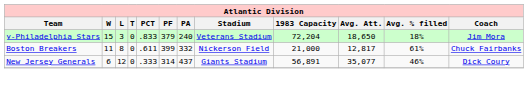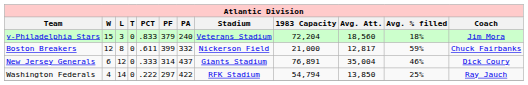(361, 36) 18,650 -> (361, 36) 18,560
(108, 49) 11 -> (108, 49) 12
(417, 49) 61% -> (417, 49) 59%
(306, 62) 56,891 -> (306, 62) 76,891
(361, 62) 35,077 -> (361, 62) 35,004
+ row: (51, 74)
